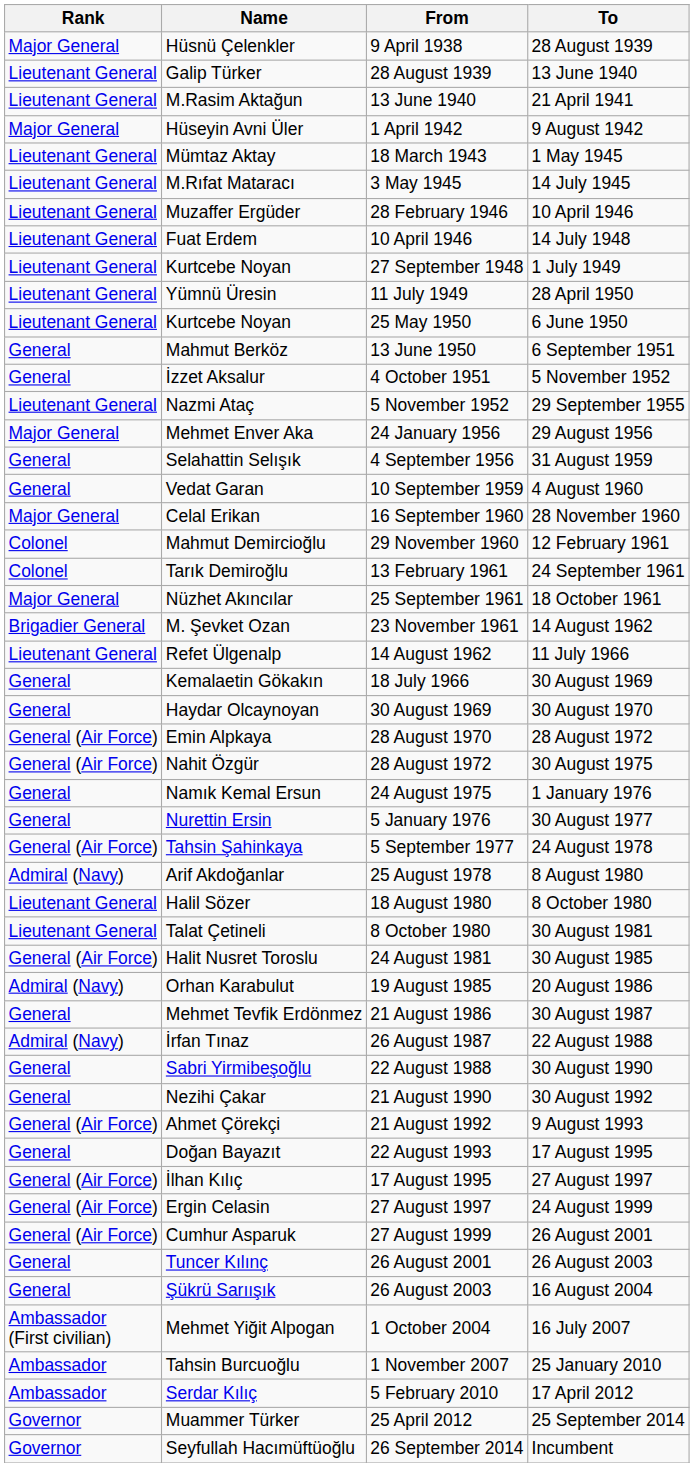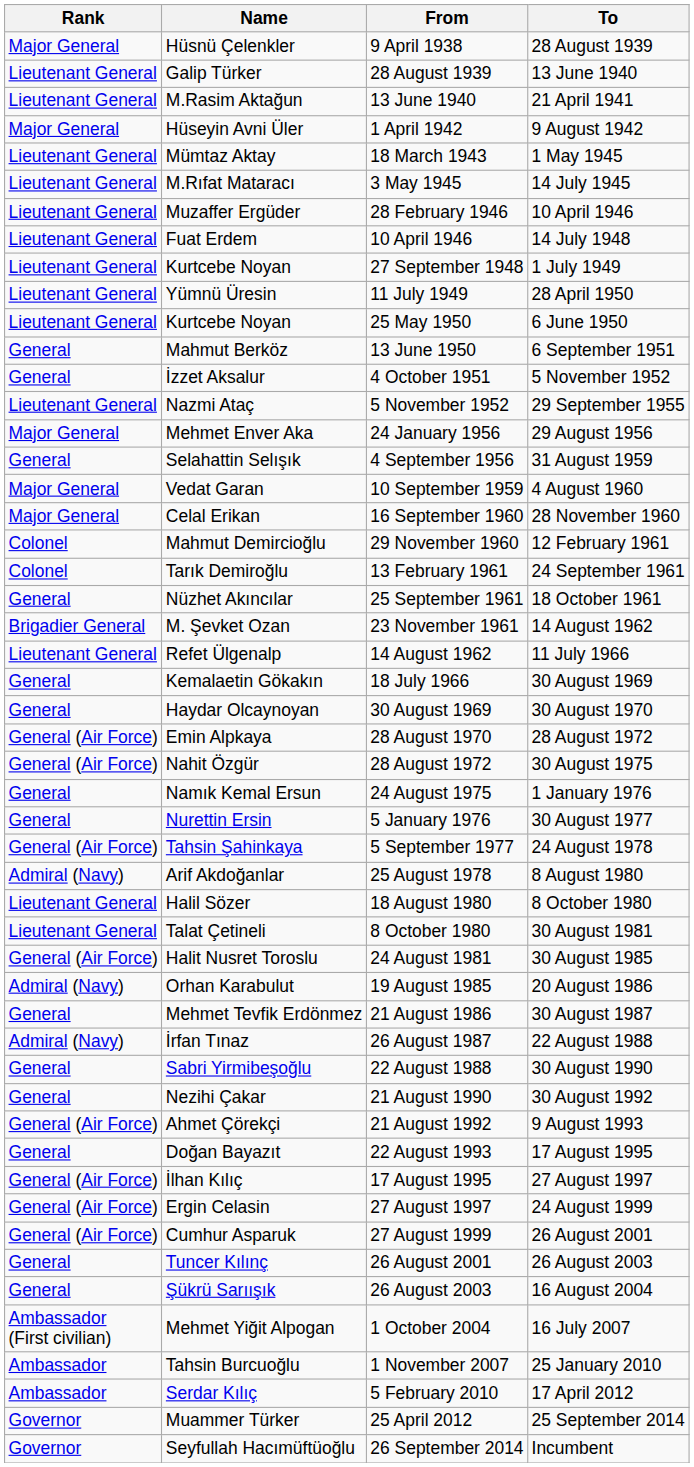(40, 488) General -> (64, 488) Major General
(64, 599) Major General -> (40, 599) General
